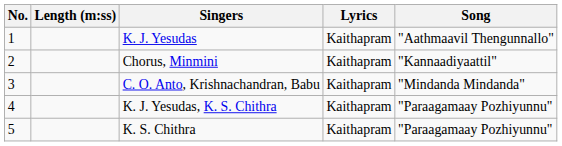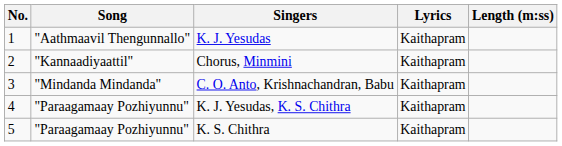columns swapped: (476, 16) <-> (75, 16)
